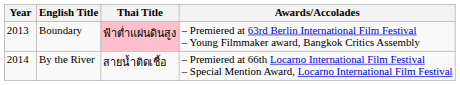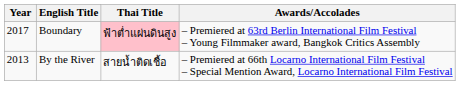(18, 30) 2013 -> (18, 30) 2017
(18, 59) 2014 -> (18, 59) 2013
